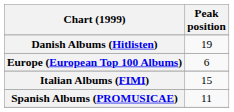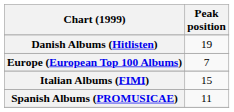(207, 62) 6 -> (207, 62) 7
